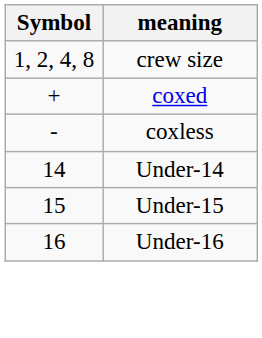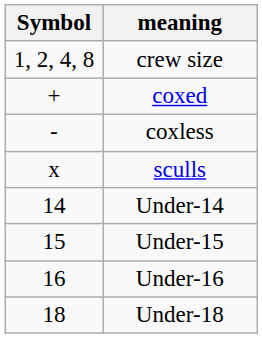+ row: (180, 168)
+ row: (180, 315)
